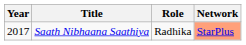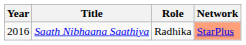(18, 31) 2017 -> (18, 31) 2016
